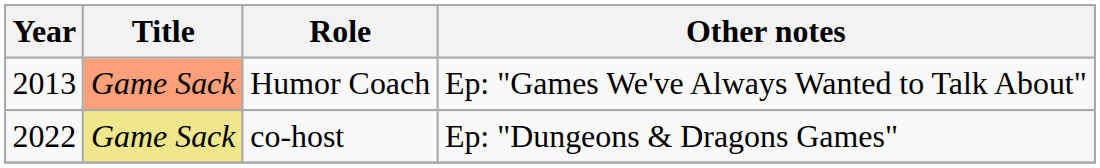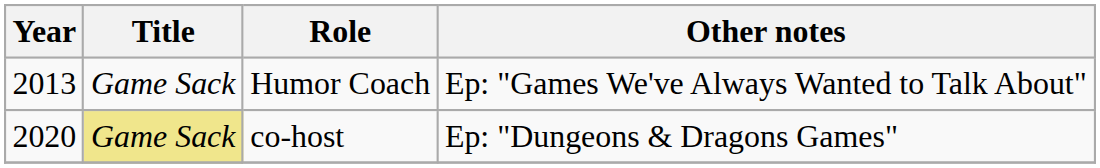(163, 83) lightsalmon background -> (163, 83) no background
(44, 136) 2022 -> (44, 136) 2020
